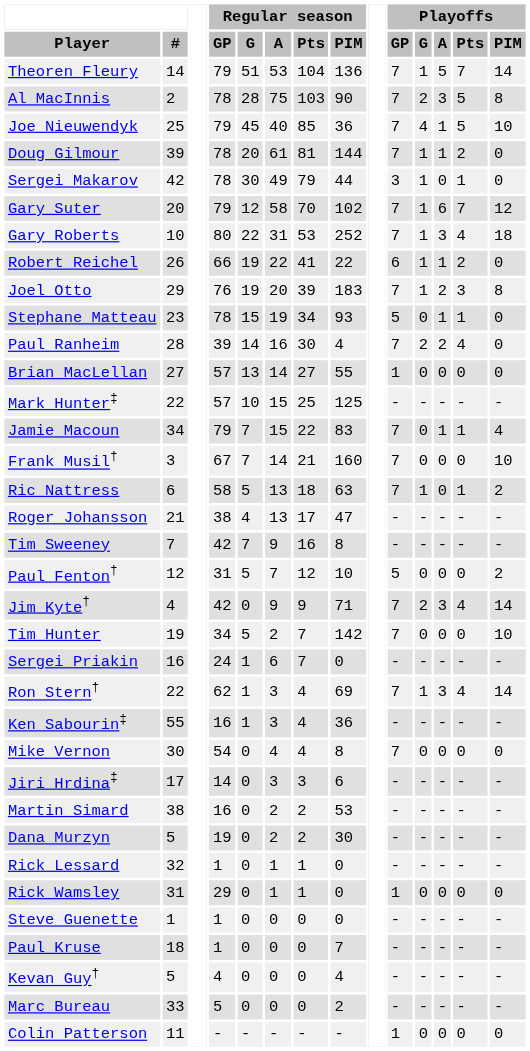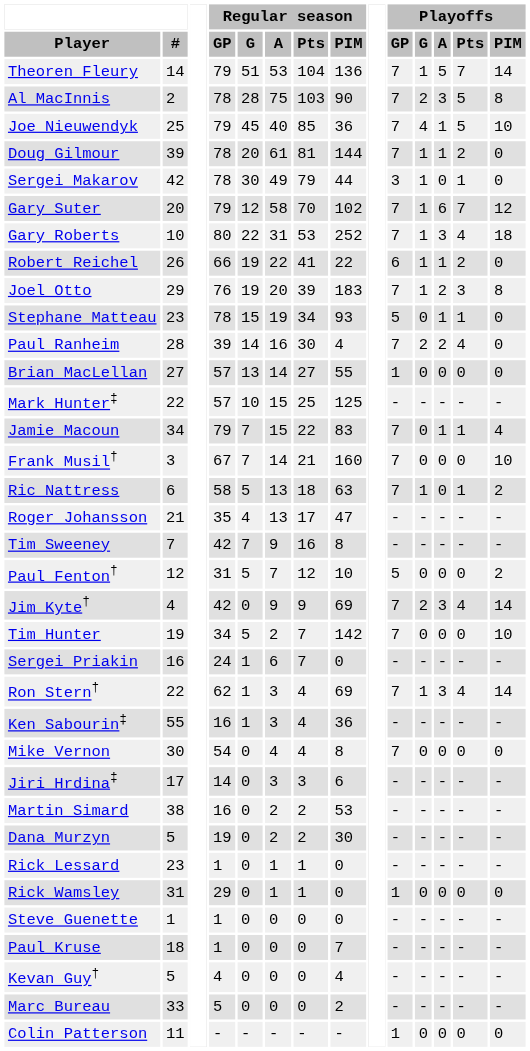(222, 517) 38 -> (222, 517) 35
(344, 605) 71 -> (344, 605) 69
(175, 866) 32 -> (175, 866) 23
